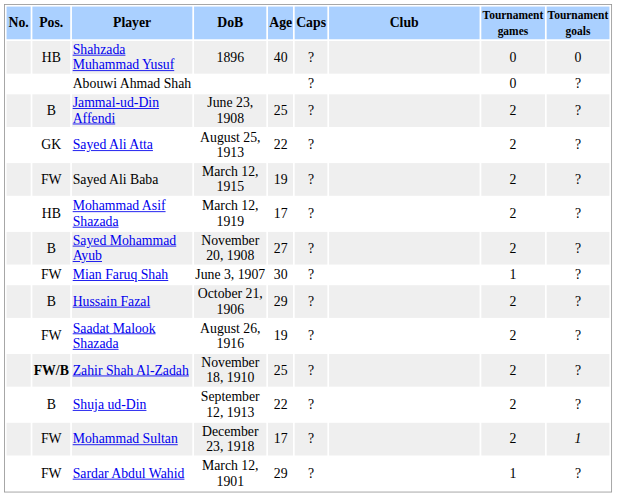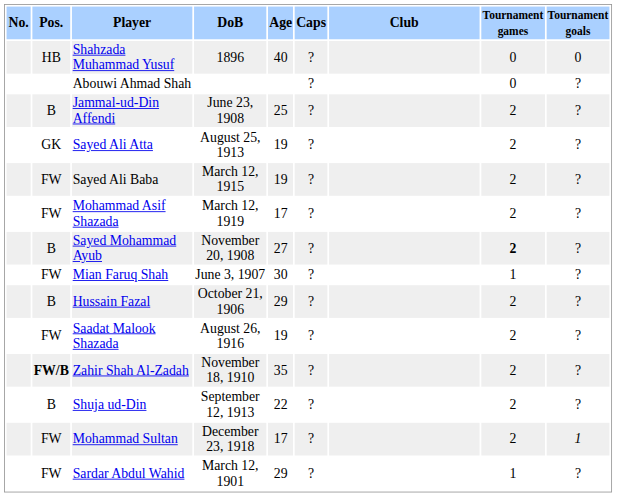(281, 145) 22 -> (281, 145) 19
(51, 213) HB -> (51, 213) FW
(513, 248) normal -> (513, 248) bold
(281, 370) 25 -> (281, 370) 35
